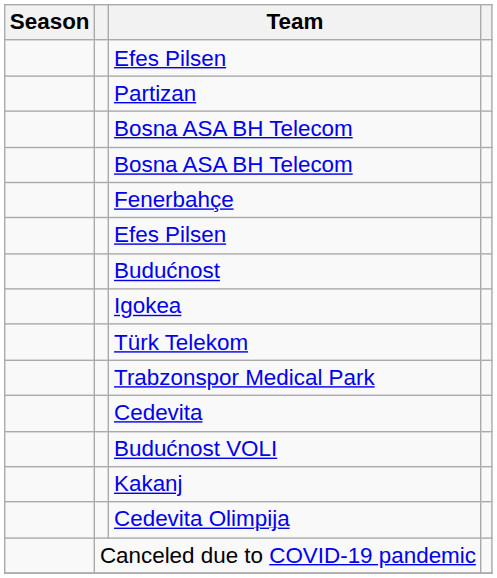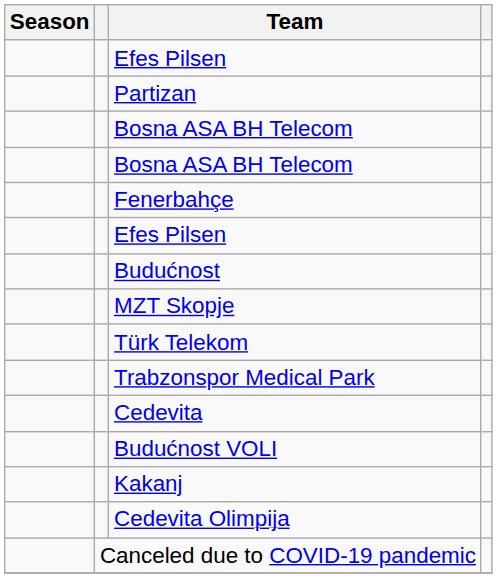+ row: (102, 307)
- row: (102, 307)
